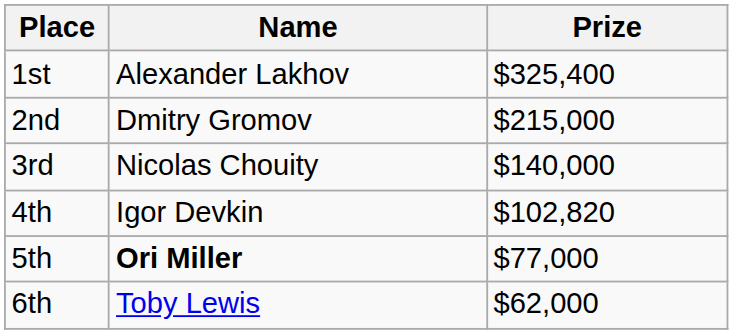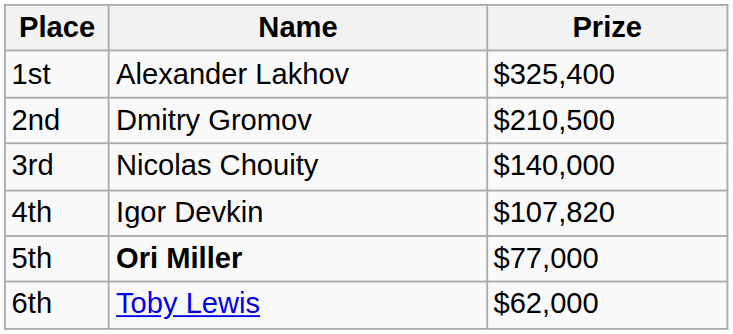(554, 119) $215,000 -> (554, 119) $210,500
(554, 212) $102,820 -> (554, 212) $107,820
